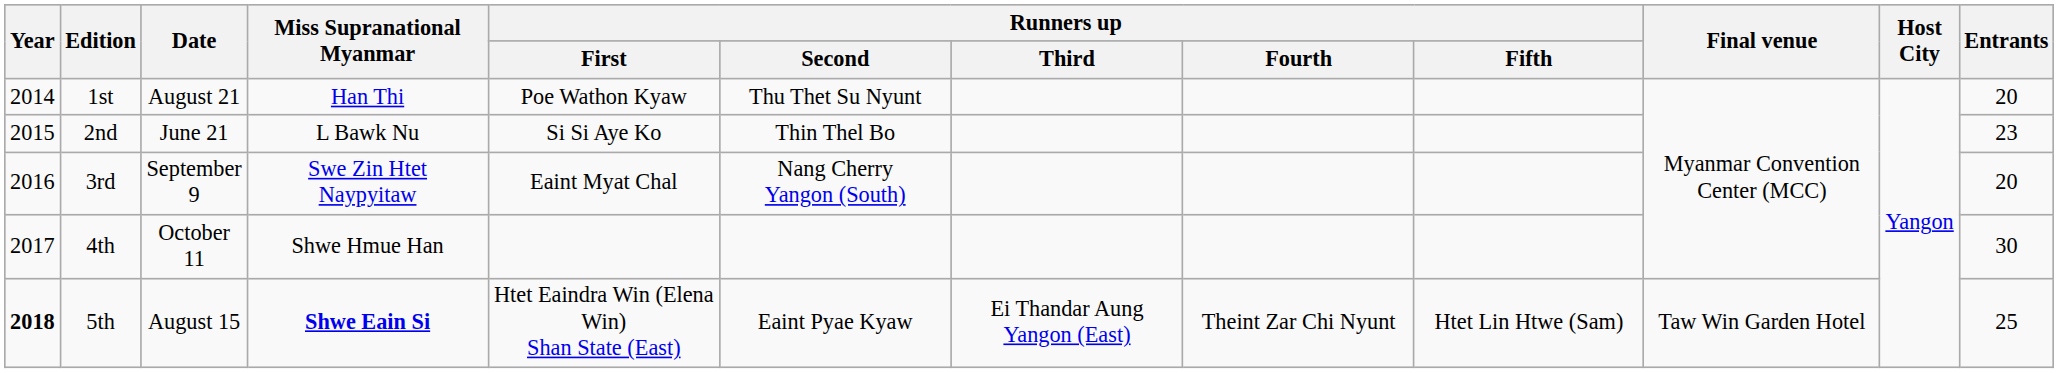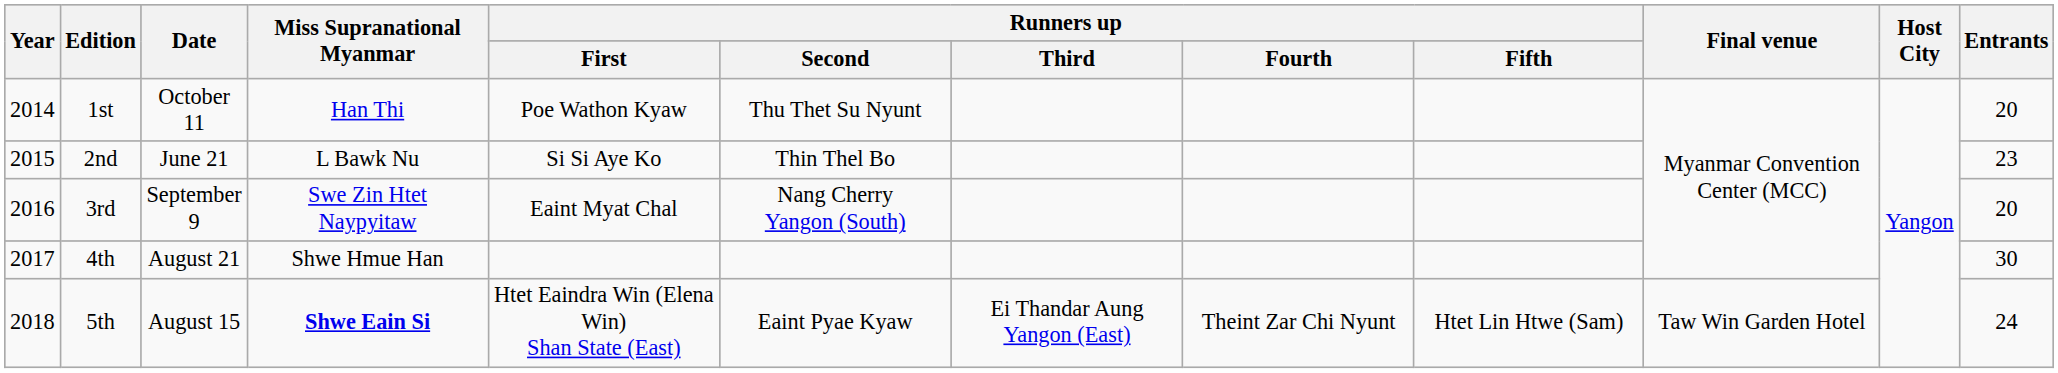(194, 96) August 21 -> (194, 109) October 11
(194, 245) October 11 -> (194, 258) August 21
(32, 321) bold -> (32, 321) normal
(2006, 321) 25 -> (2006, 321) 24
